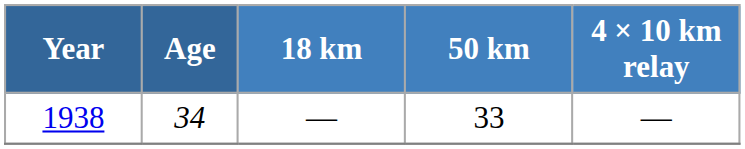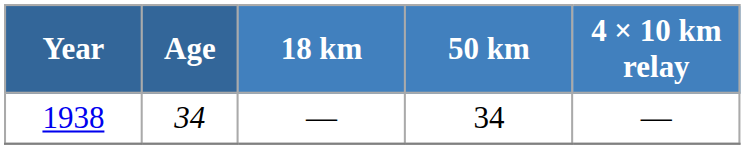(489, 118) 33 -> (489, 118) 34
